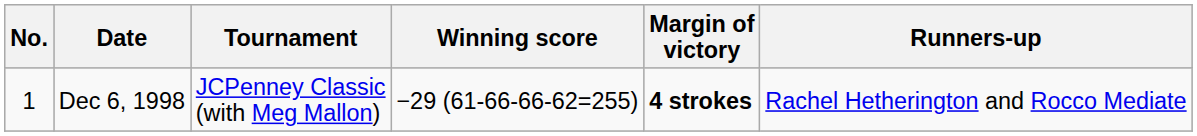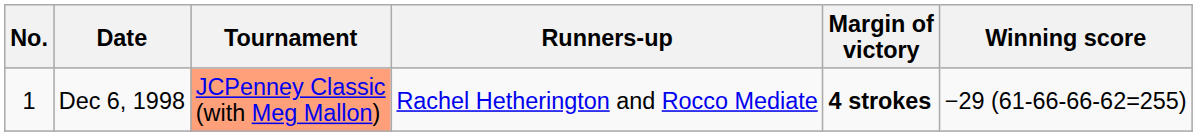columns swapped: (517, 37) <-> (976, 37)
(291, 100) no background -> (291, 100) lightsalmon background
